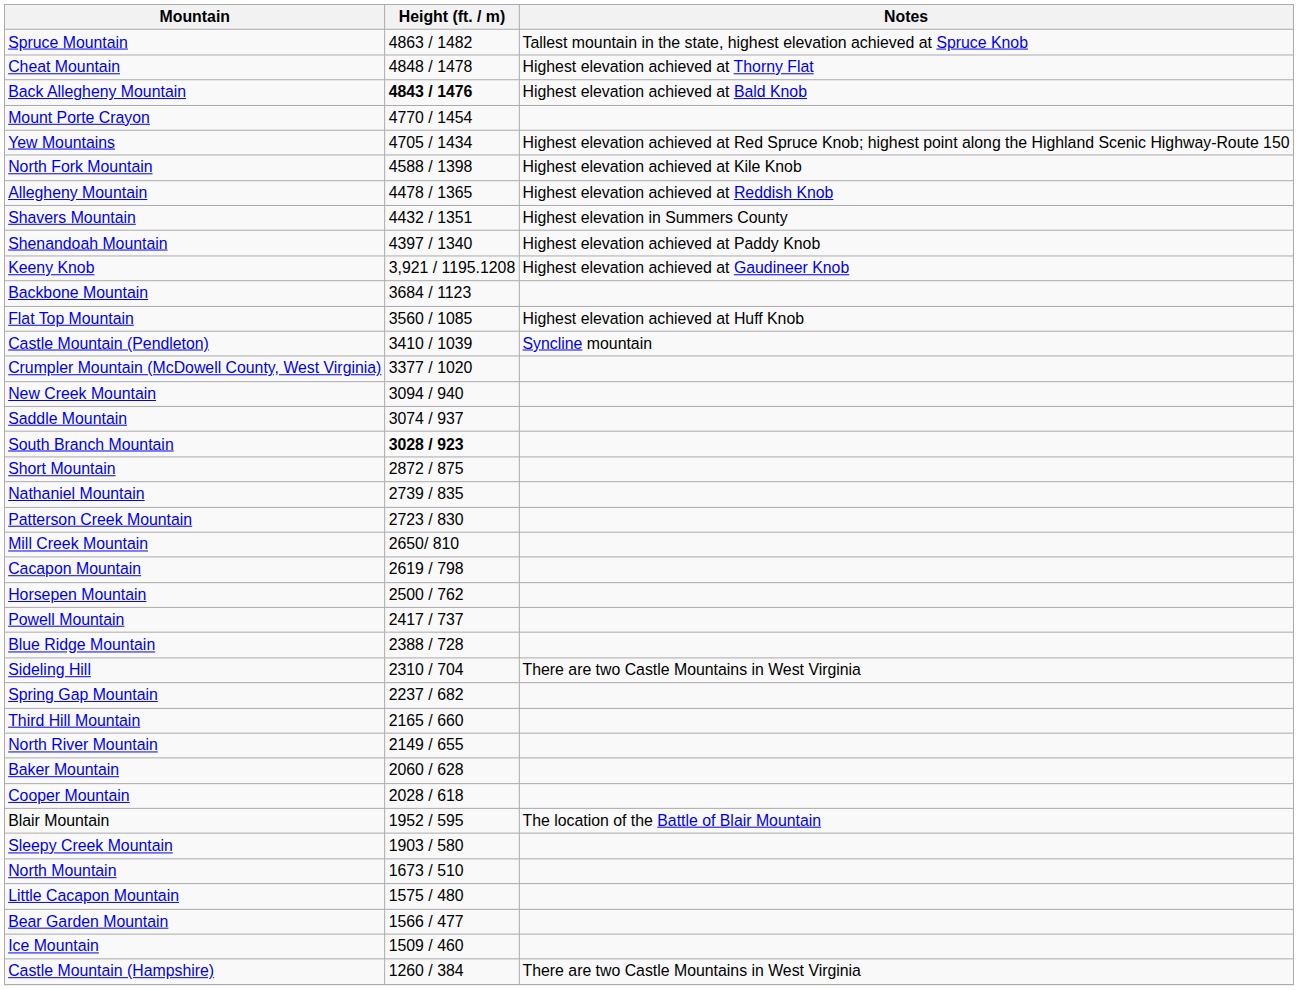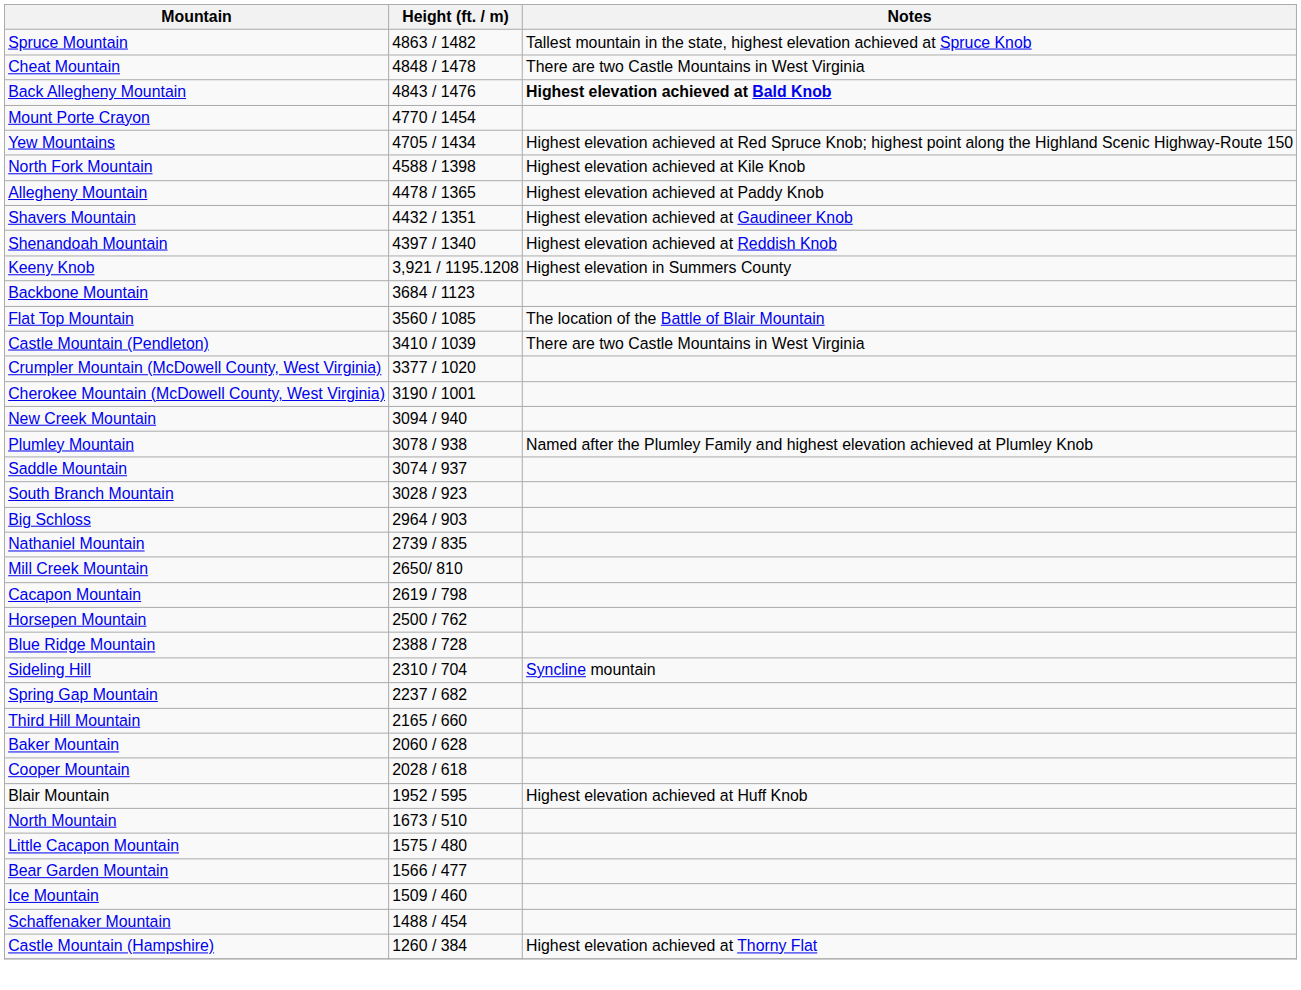(668, 67) Highest elevation achieved at Thorny Flat -> (695, 67) There are two Castle Mountains in West Virginia
(431, 92) bold -> (434, 92) normal
(665, 92) normal -> (679, 92) bold
(678, 192) Highest elevation achieved at Reddish Knob -> (675, 192) Highest elevation achieved at Paddy Knob
(655, 218) Highest elevation in Summers County -> (689, 218) Highest elevation achieved at Gaudineer Knob
(671, 243) Highest elevation achieved at Paddy Knob -> (682, 243) Highest elevation achieved at Reddish Knob
(686, 268) Highest elevation achieved at Gaudineer Knob -> (659, 268) Highest elevation in Summers County
(663, 318) Highest elevation achieved at Huff Knob -> (675, 318) The location of the Battle of Blair Mountain
(587, 343) Syncline mountain -> (695, 343) There are two Castle Mountains in West Virginia
+ row: (197, 393)
+ row: (71, 444)
(426, 444) bold -> (430, 494) normal
+ row: (50, 519)
- row: (62, 469)
- row: (100, 519)
- row: (66, 619)
(692, 670) There are two Castle Mountains in West Virginia -> (591, 670) Syncline mountain
- row: (83, 745)
(672, 820) The location of the Battle of Blair Mountain -> (667, 795) Highest elevation achieved at Huff Knob
- row: (90, 846)
+ row: (89, 921)
(692, 971) There are two Castle Mountains in West Virginia -> (672, 946) Highest elevation achieved at Thorny Flat
